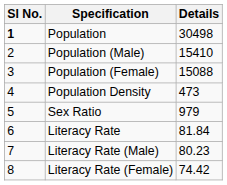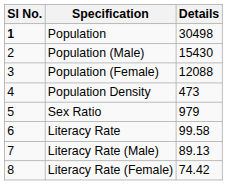(196, 53) 15410 -> (196, 53) 15430
(196, 72) 15088 -> (196, 72) 12088
(194, 131) 81.84 -> (194, 131) 99.58
(194, 151) 80.23 -> (194, 151) 89.13
